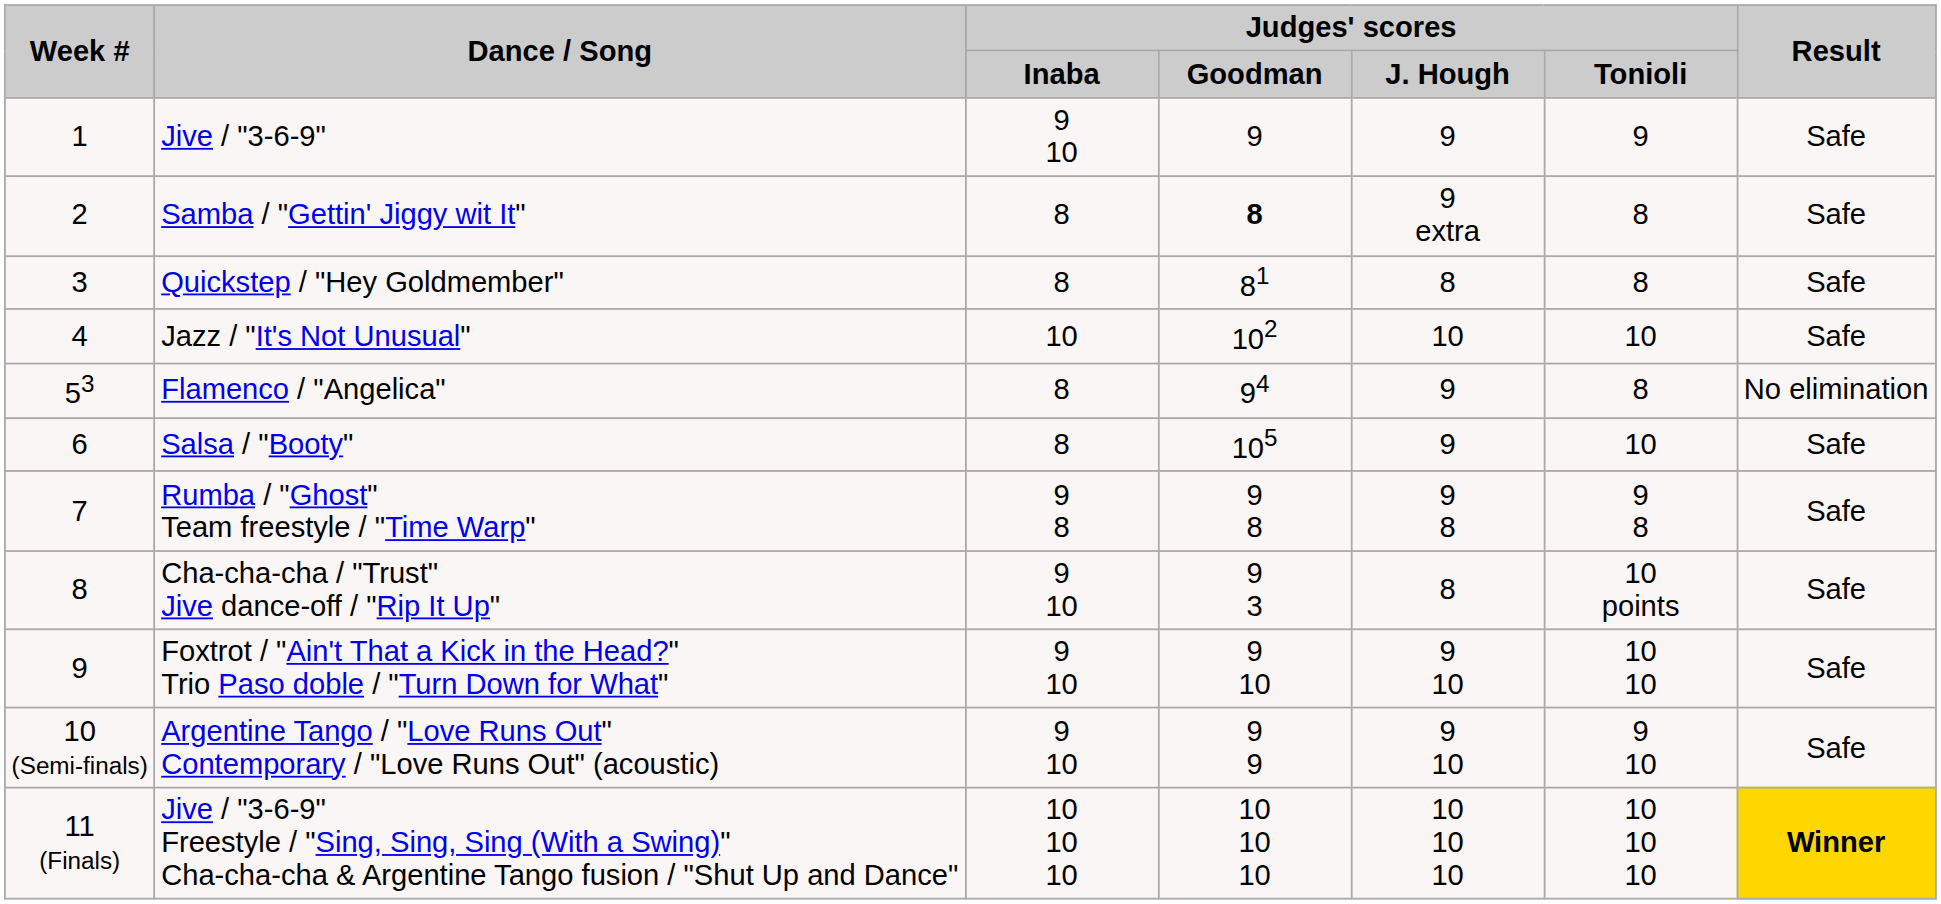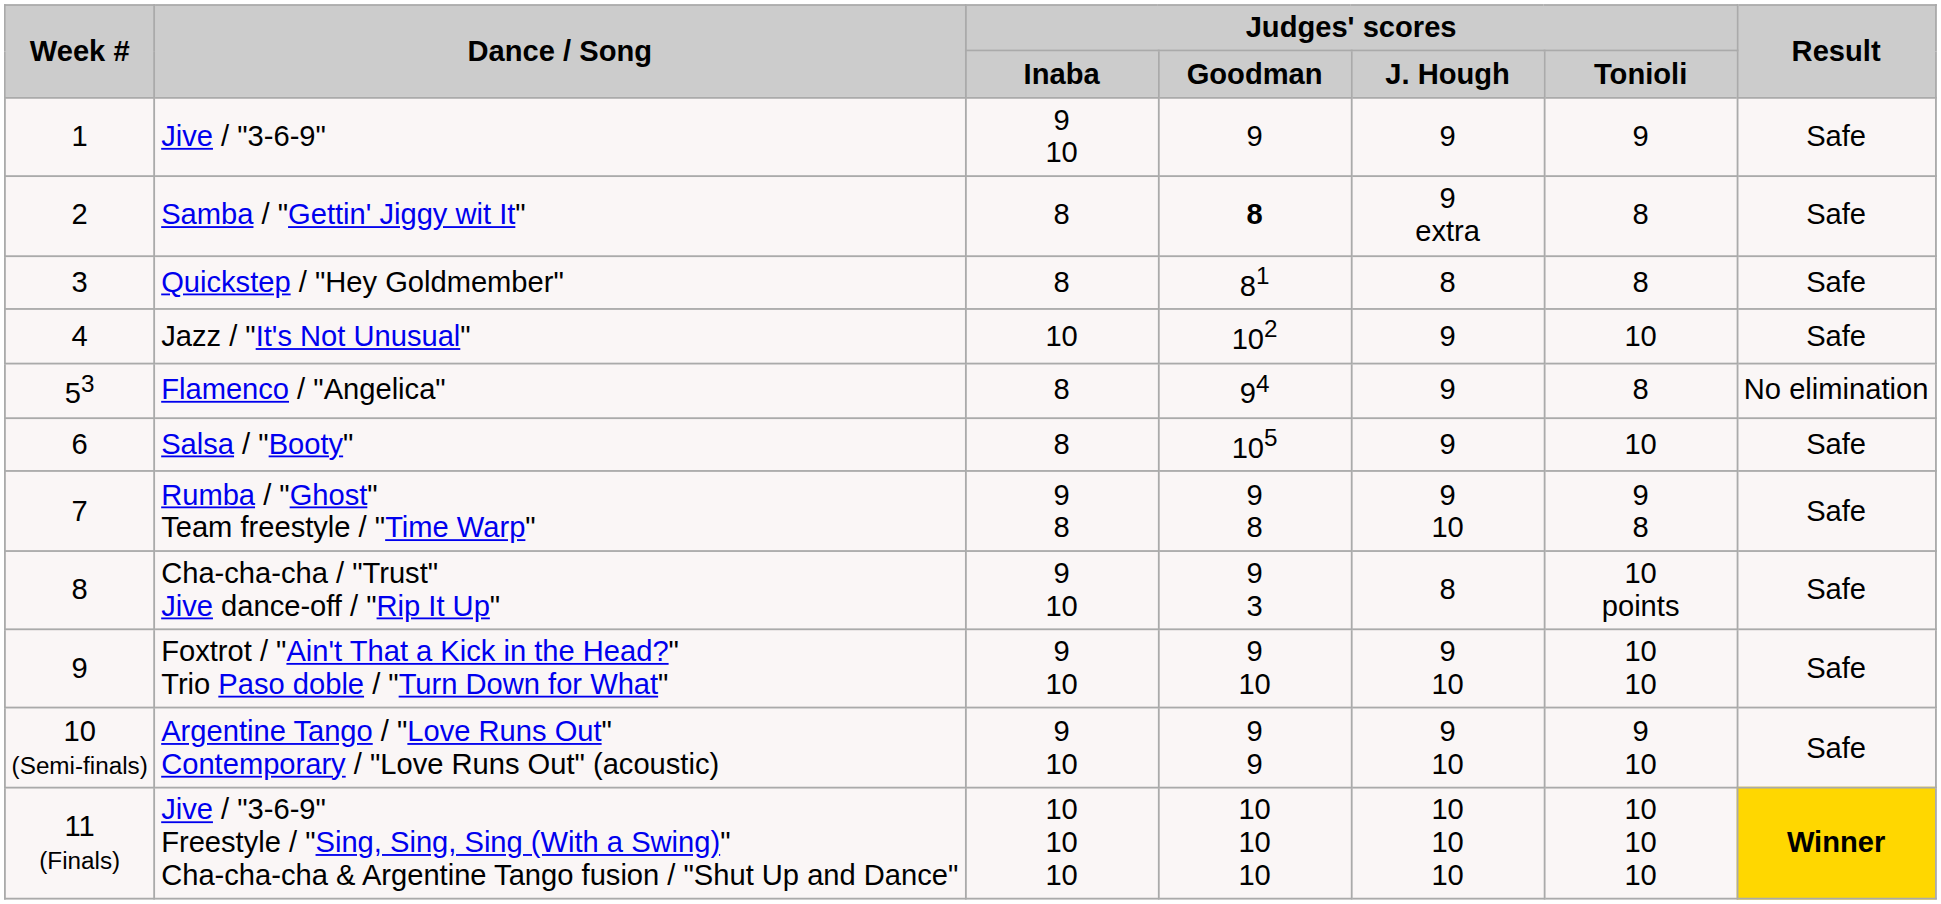(1448, 335) 10 -> (1448, 335) 9
(1448, 510) 9 8 -> (1448, 510) 9 10
